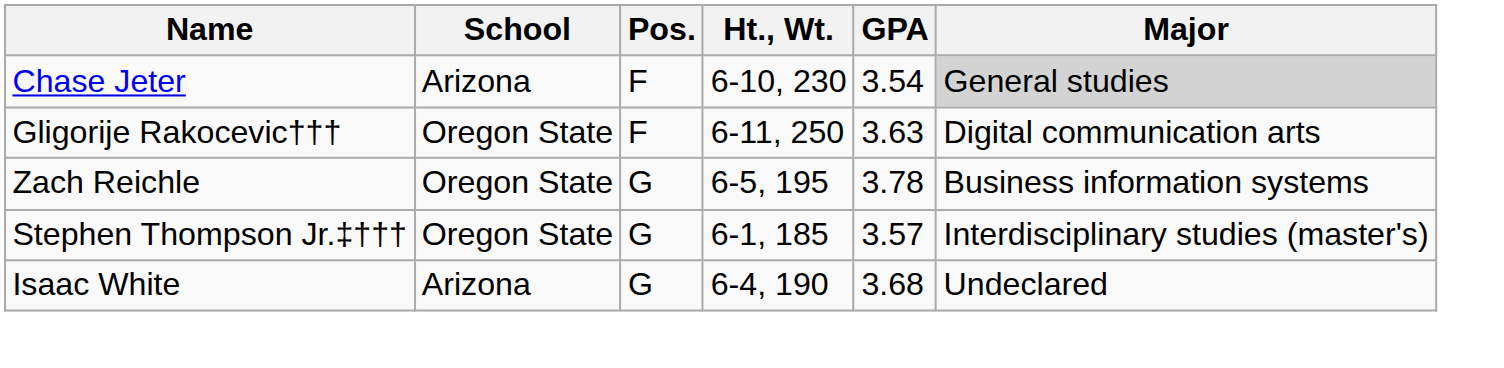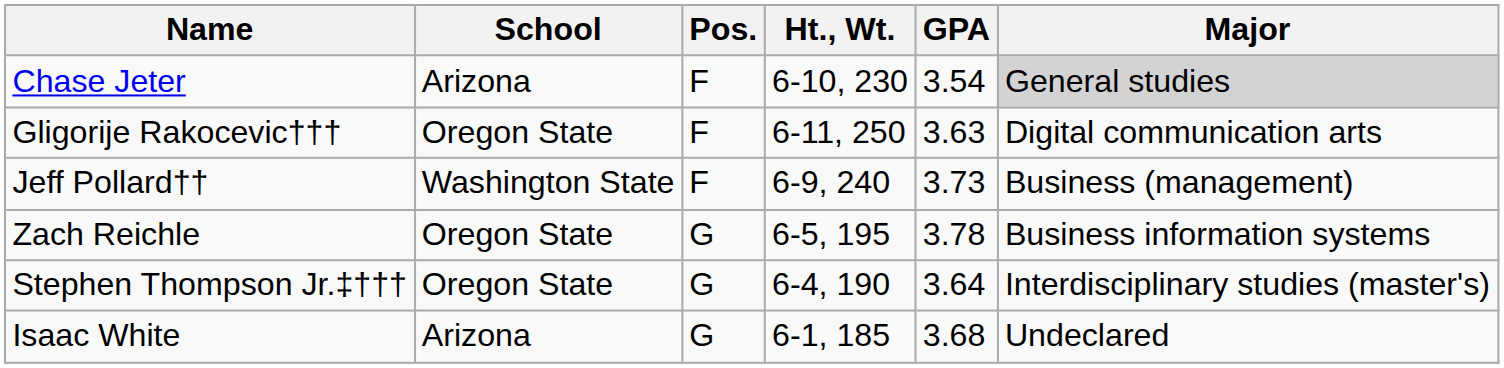+ row: (110, 183)
(770, 234) 6-1, 185 -> (831, 285) 6-4, 190
(893, 234) 3.57 -> (954, 285) 3.64
(770, 285) 6-4, 190 -> (831, 336) 6-1, 185
